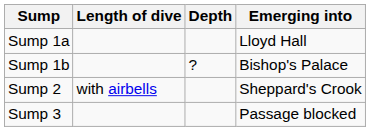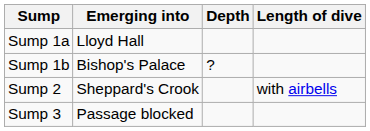columns swapped: (129, 16) <-> (300, 16)
